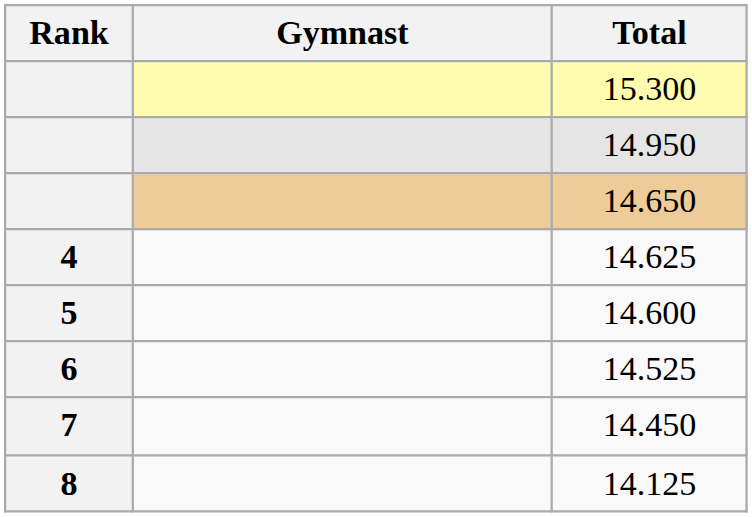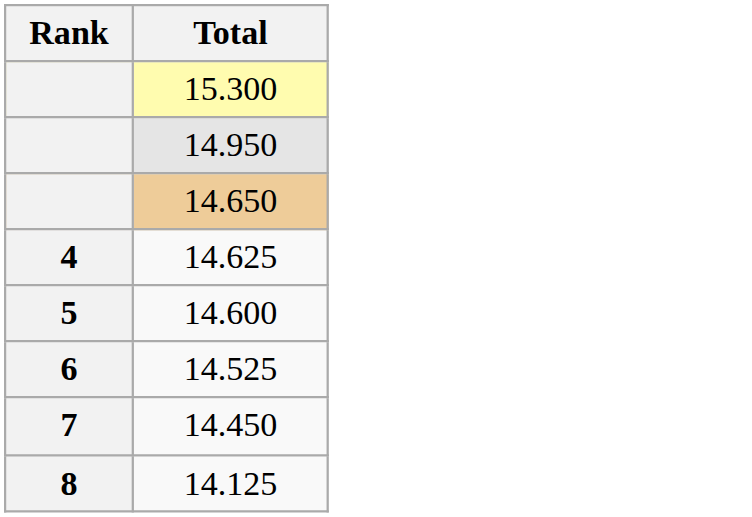- column: (342, 32)
